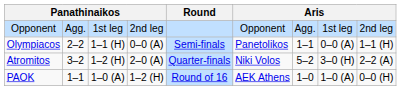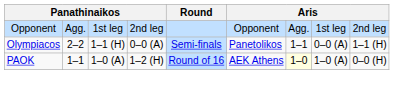- row: (28, 61)
(305, 77) no background -> (299, 61) lightyellow background
